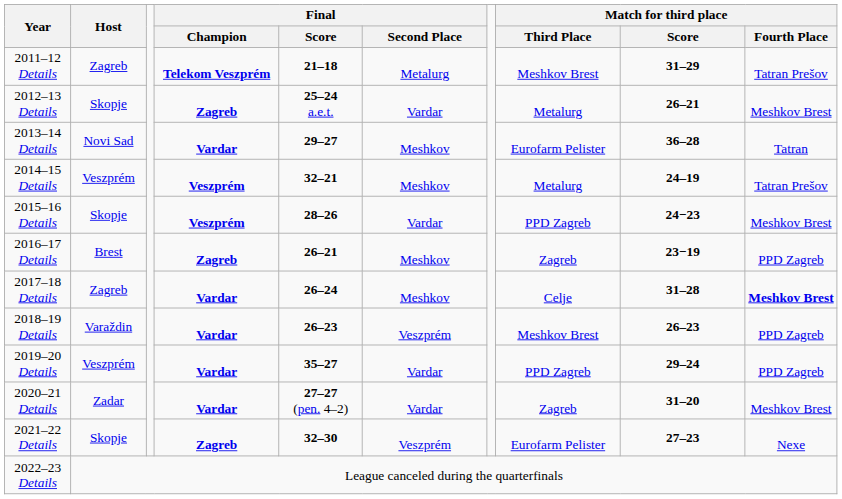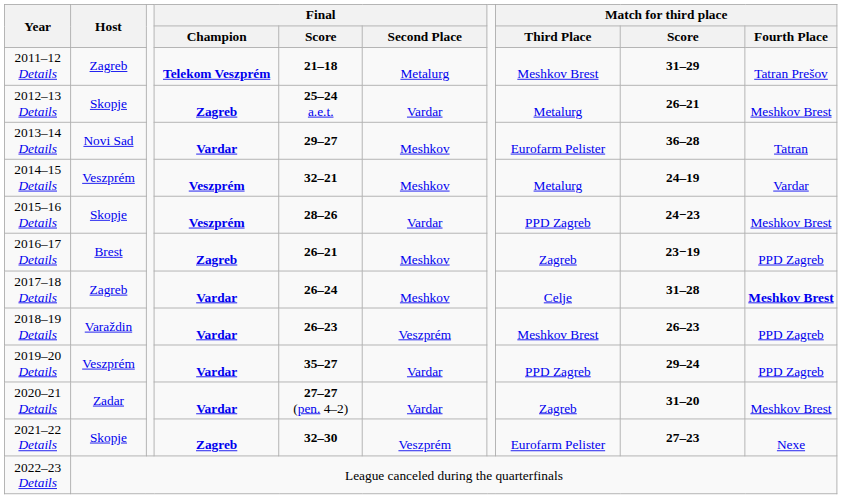(791, 185) Tatran Prešov -> (791, 185) Vardar
